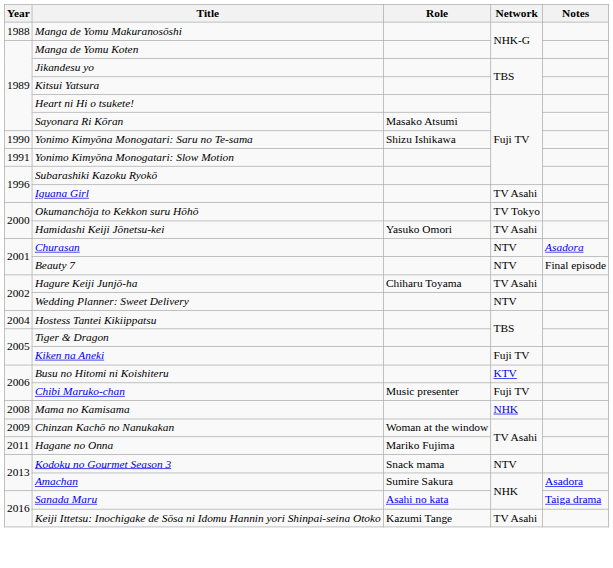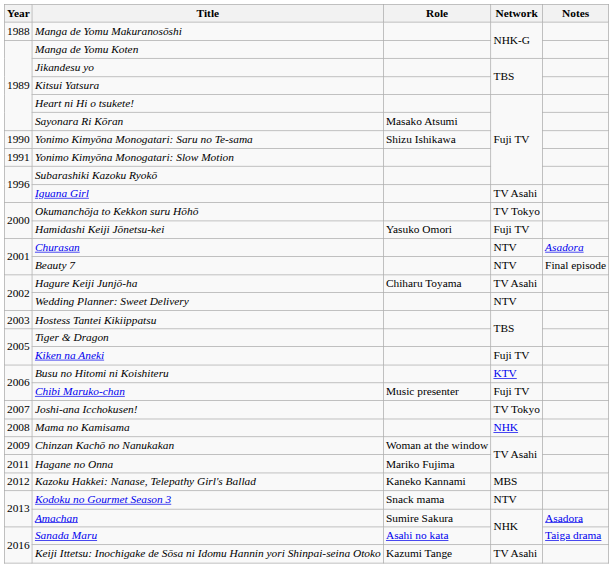(515, 229) TV Asahi -> (511, 229) Fuji TV
(18, 319) 2004 -> (18, 319) 2003
+ row: (86, 409)
+ row: (145, 481)
